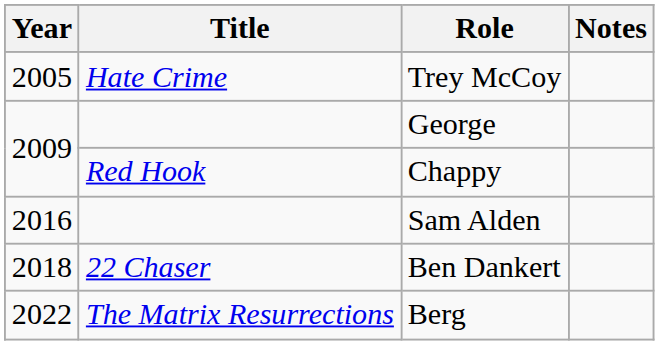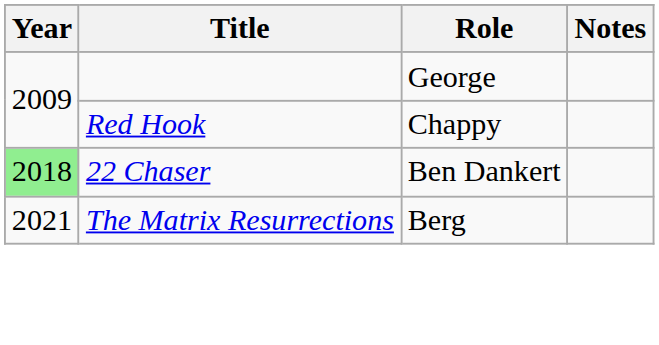- row: (485, 76)
- row: (474, 219)
(42, 266) no background -> (42, 171) lightgreen background
(42, 314) 2022 -> (42, 219) 2021
